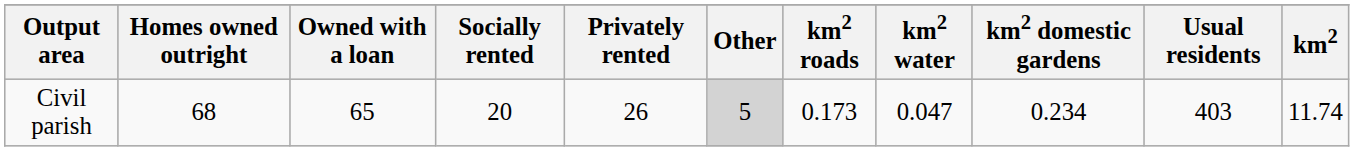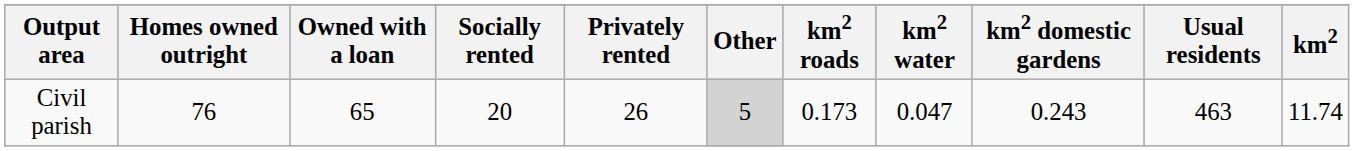(204, 112) 68 -> (204, 112) 76
(1059, 112) 0.234 -> (1059, 112) 0.243
(1213, 112) 403 -> (1213, 112) 463
